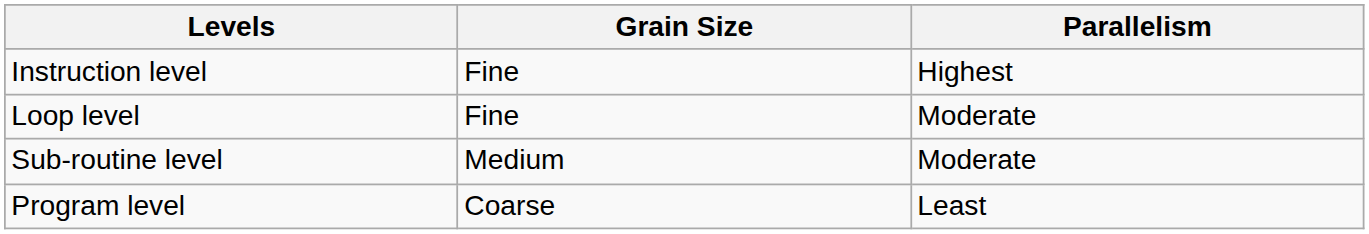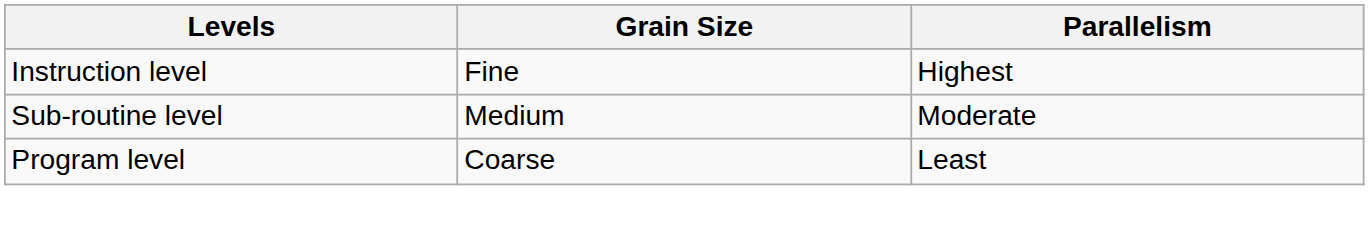- row: (76, 116)
